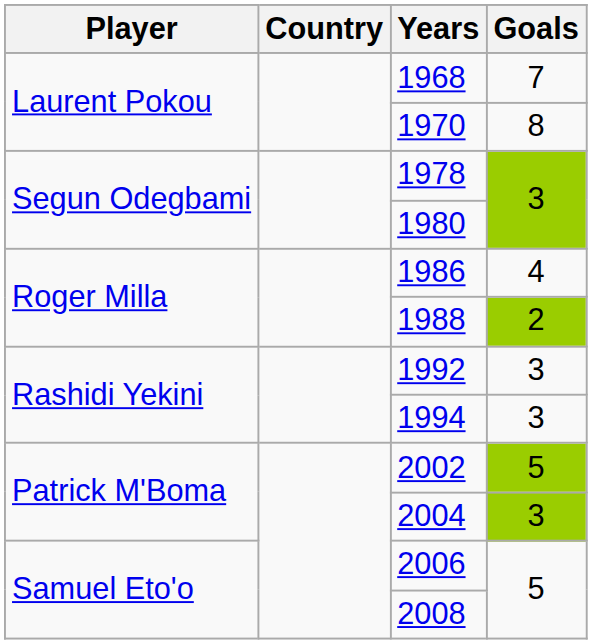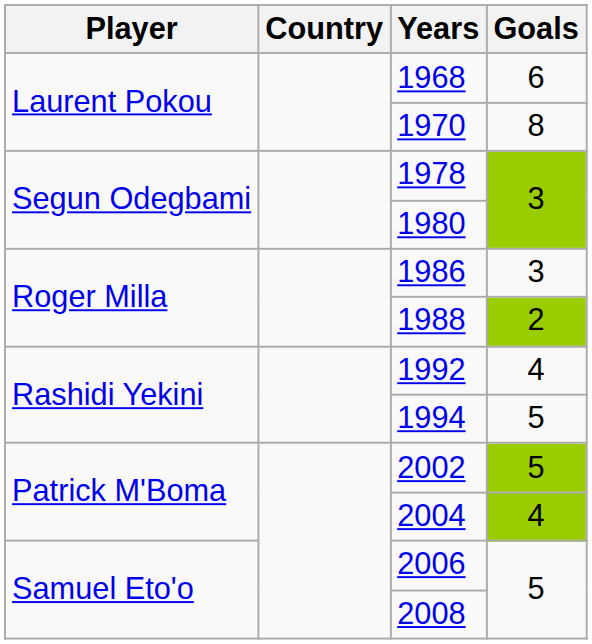(536, 77) 7 -> (536, 77) 6
(536, 272) 4 -> (536, 272) 3
(536, 369) 3 -> (536, 369) 4
(536, 418) 3 -> (536, 418) 5
(536, 516) 3 -> (536, 516) 4
